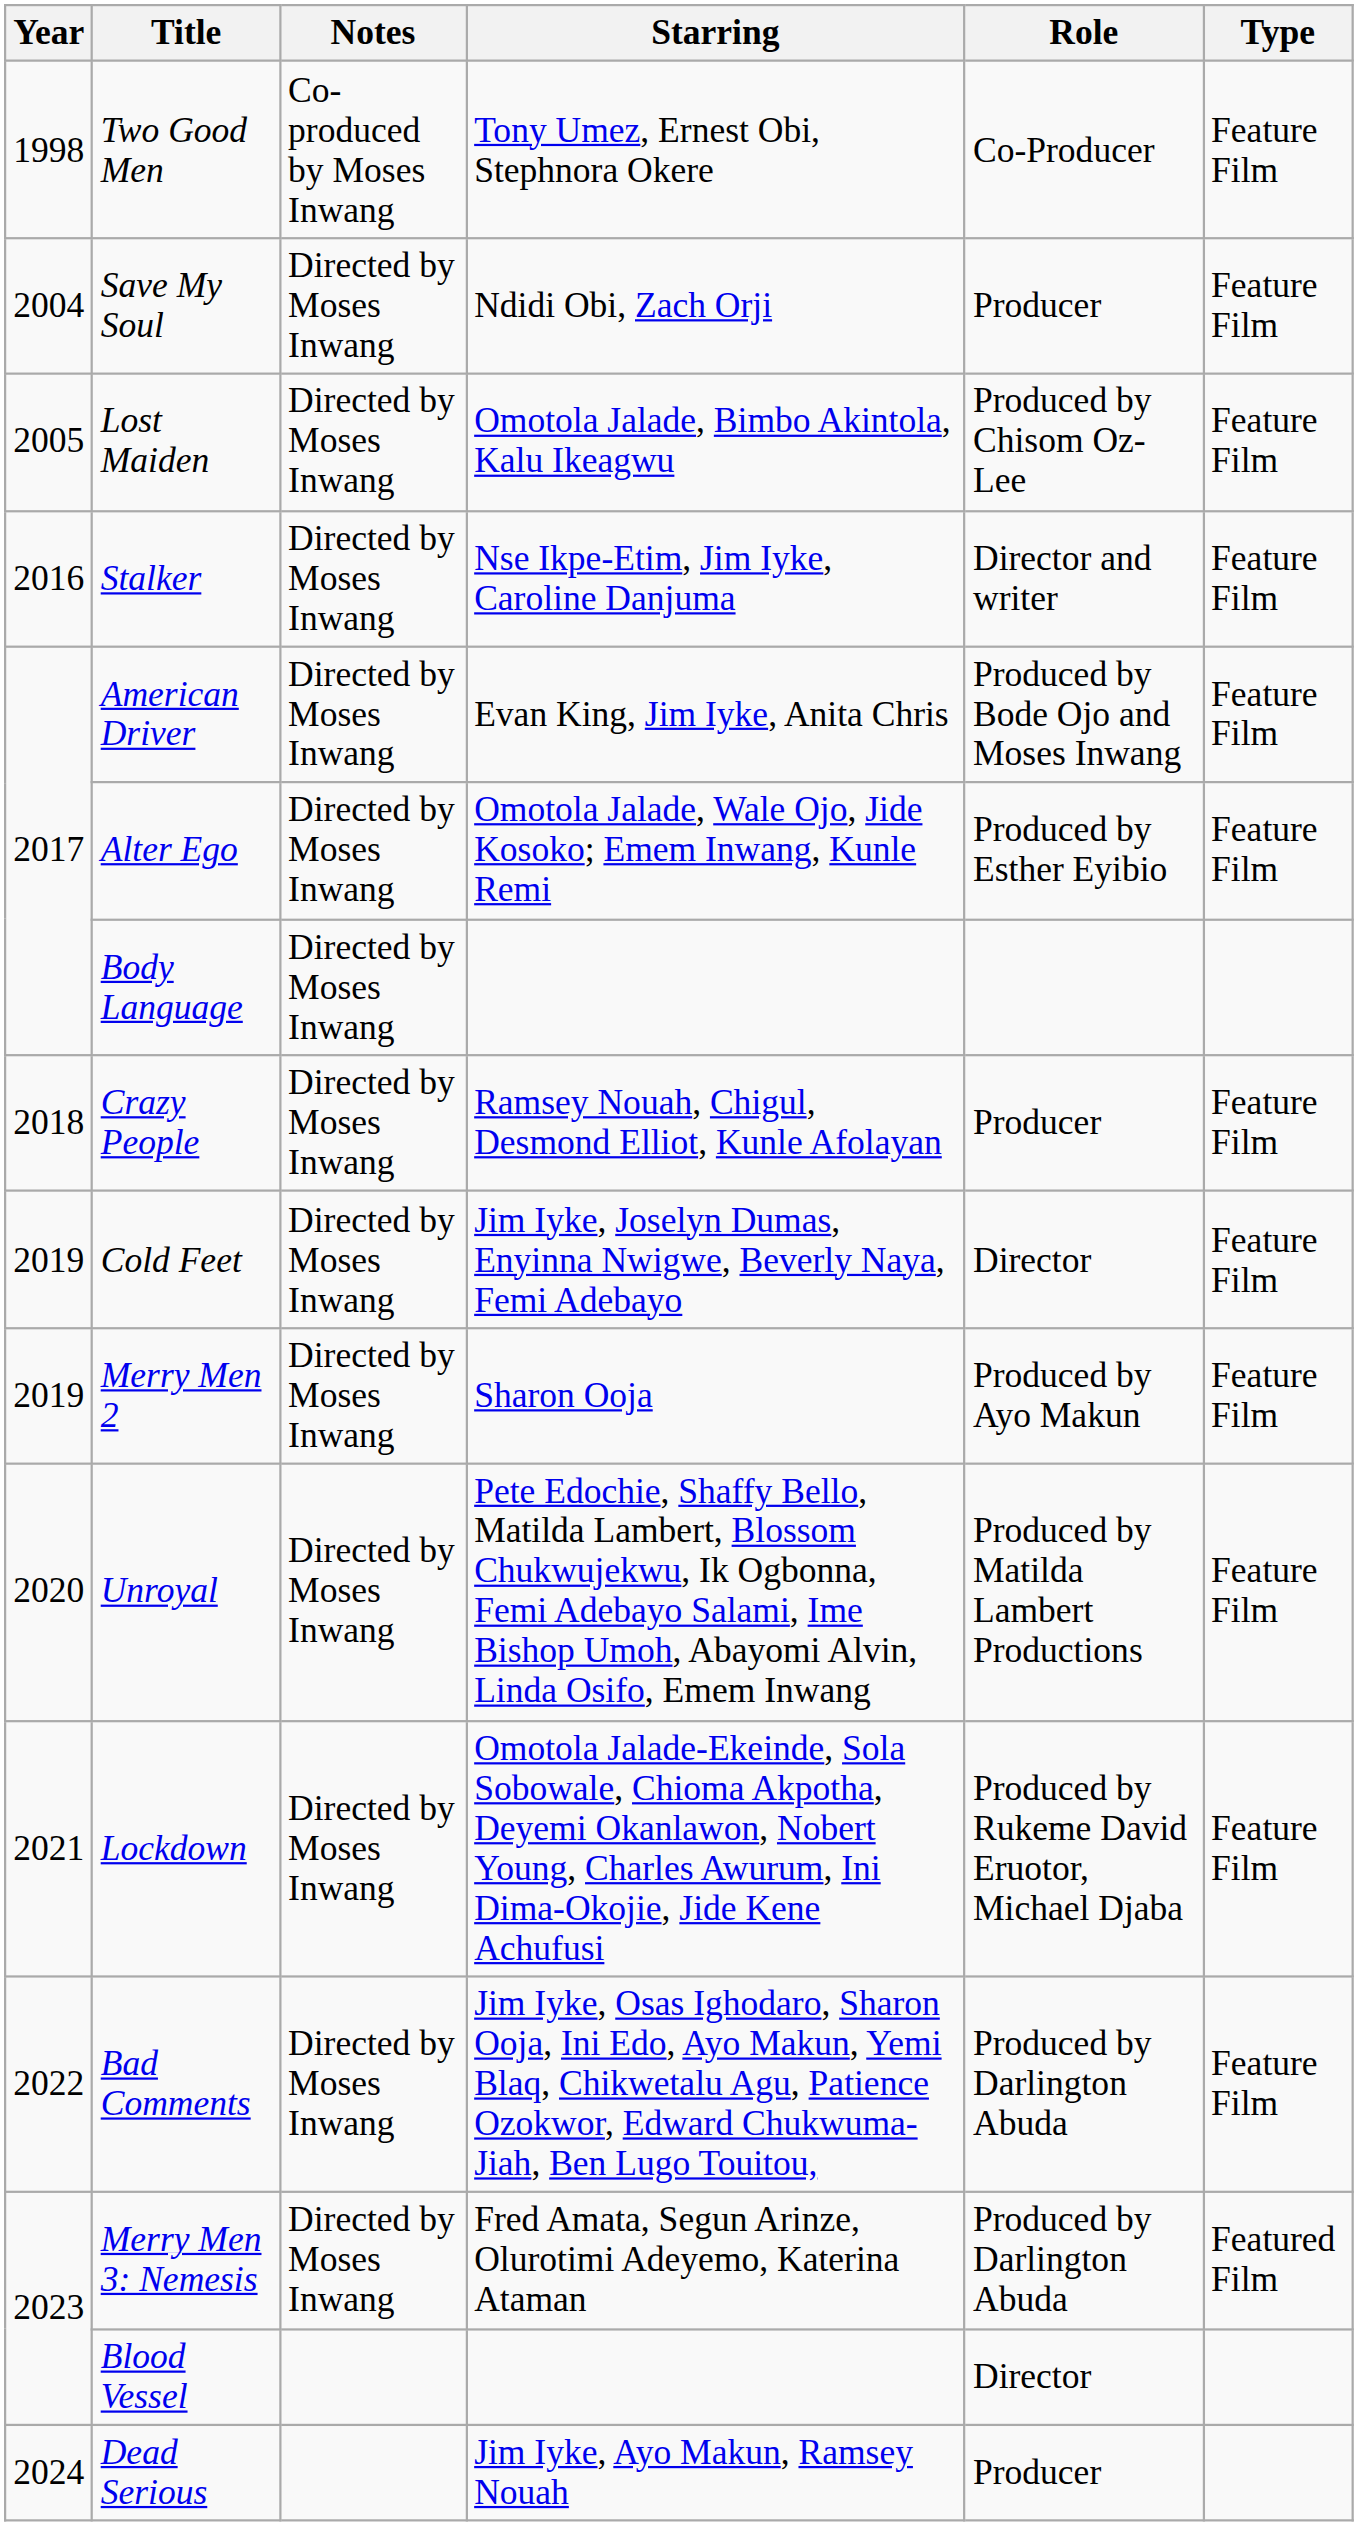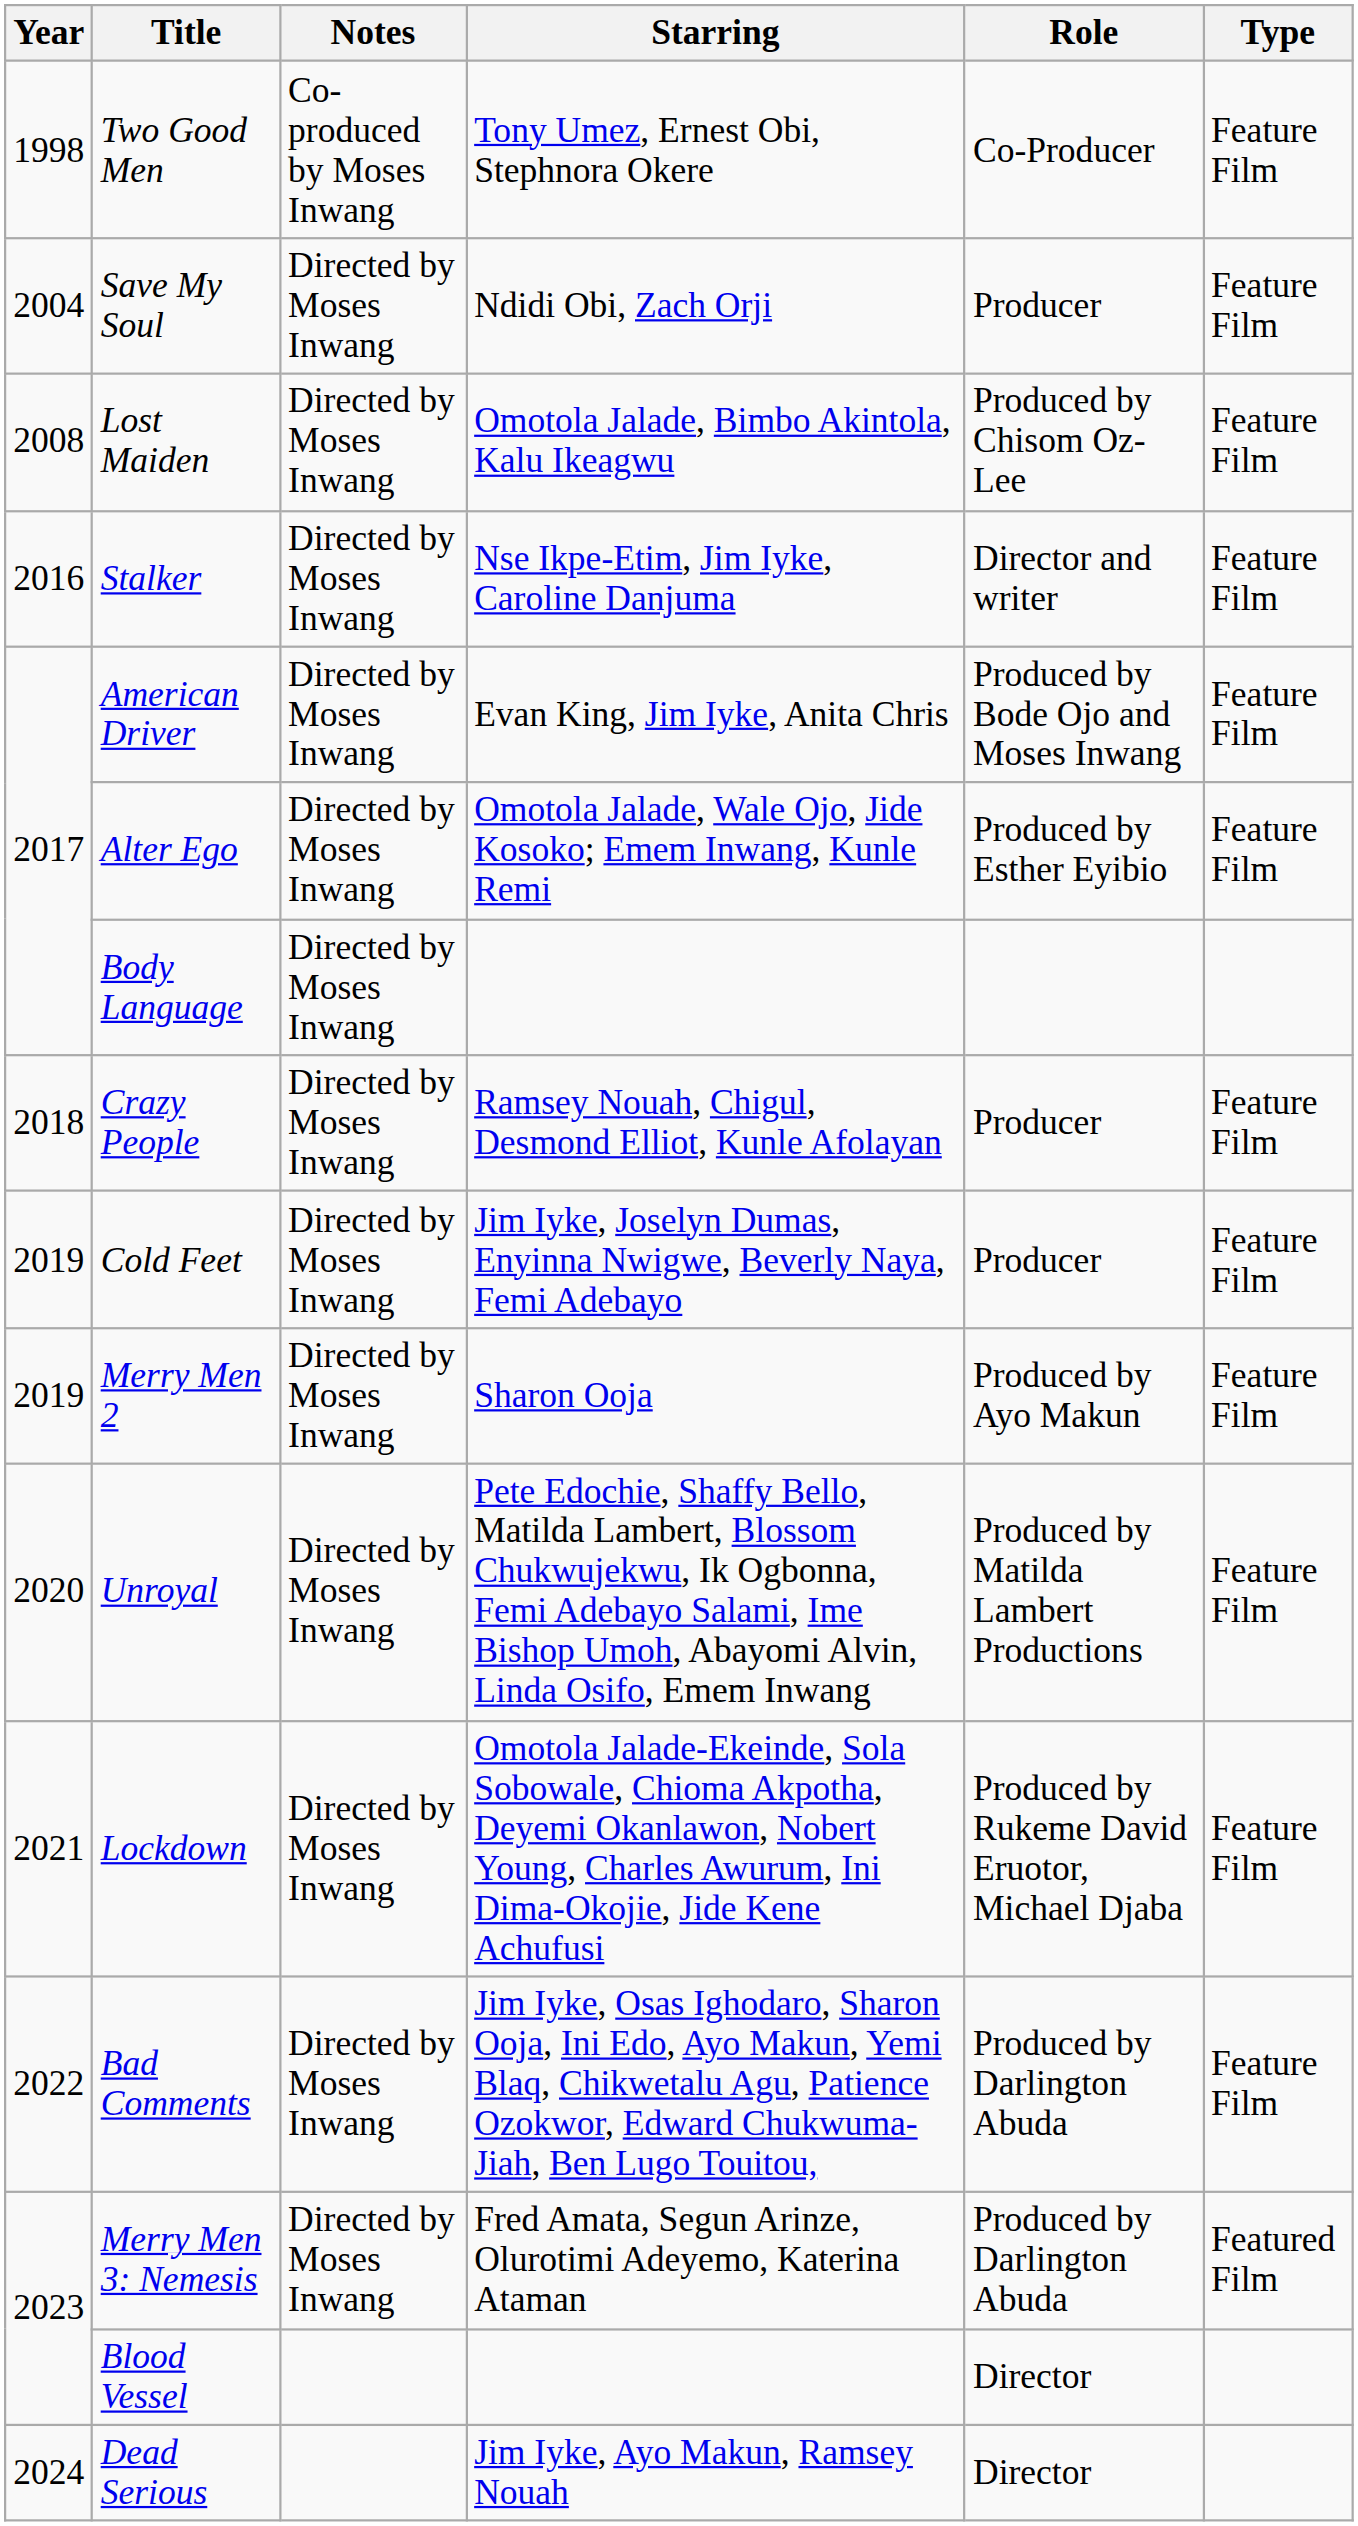(49, 441) 2005 -> (49, 441) 2008
(1032, 1258) Director -> (1037, 1258) Producer
(1037, 2472) Producer -> (1032, 2472) Director
